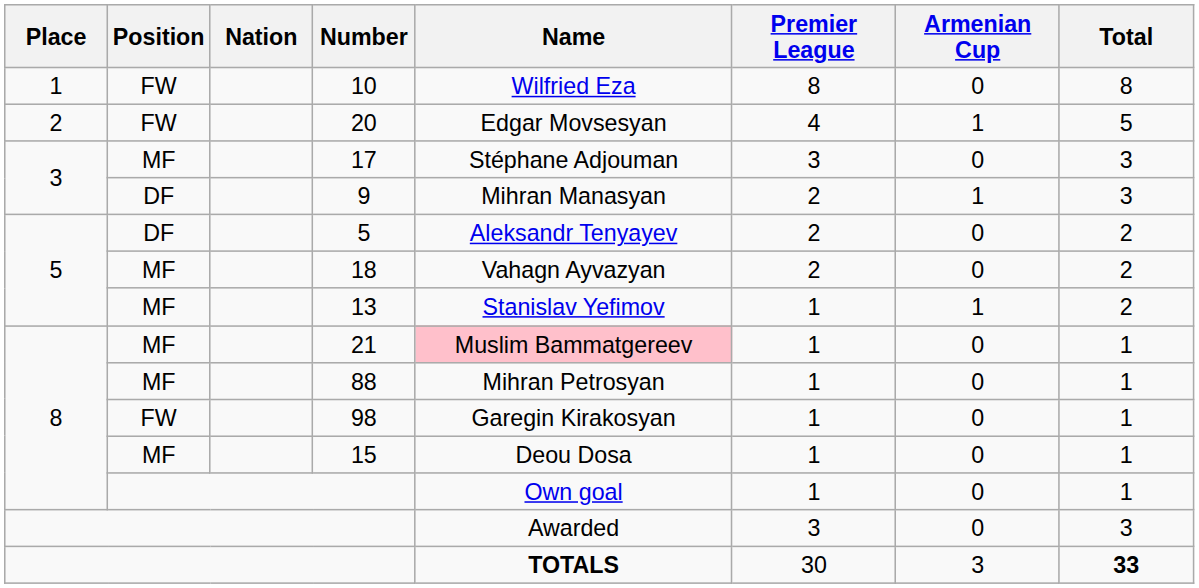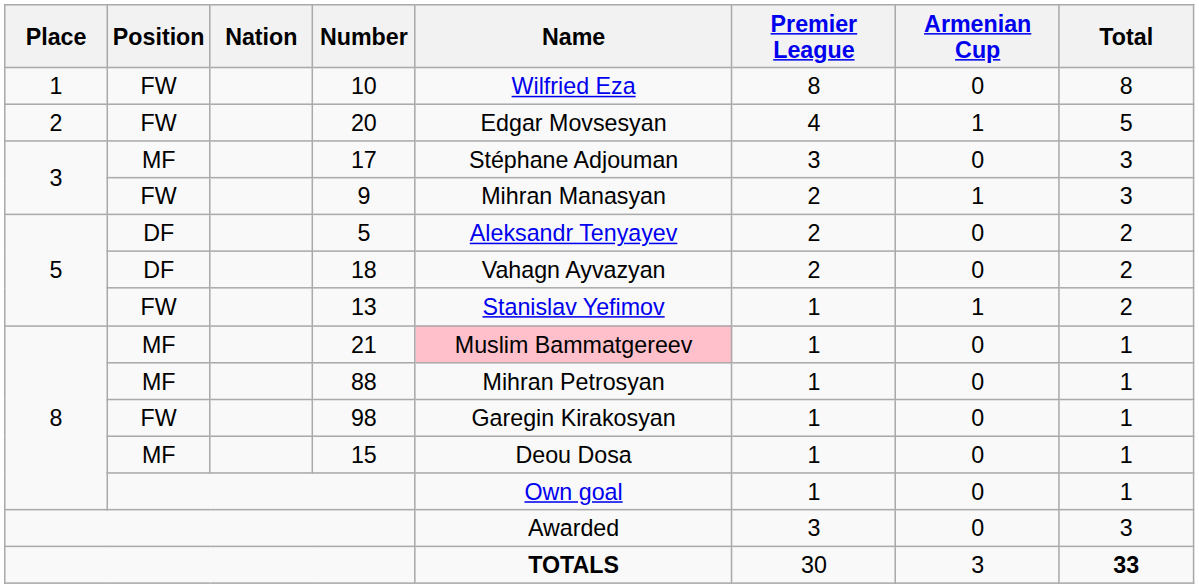(159, 197) DF -> (159, 197) FW
(159, 270) MF -> (159, 270) DF
(159, 307) MF -> (159, 307) FW
